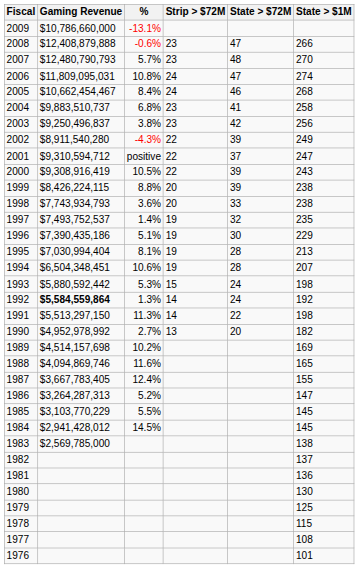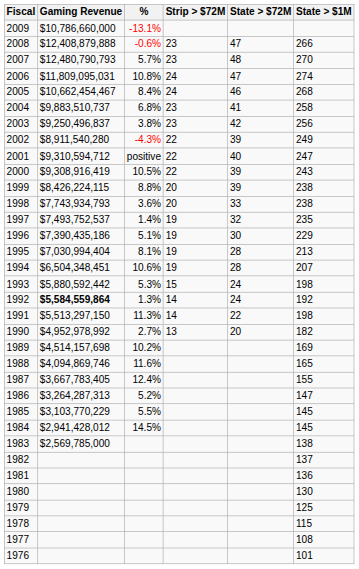(236, 156) 37 -> (236, 156) 40
